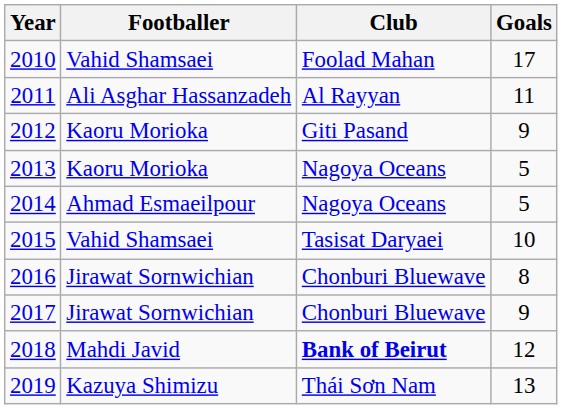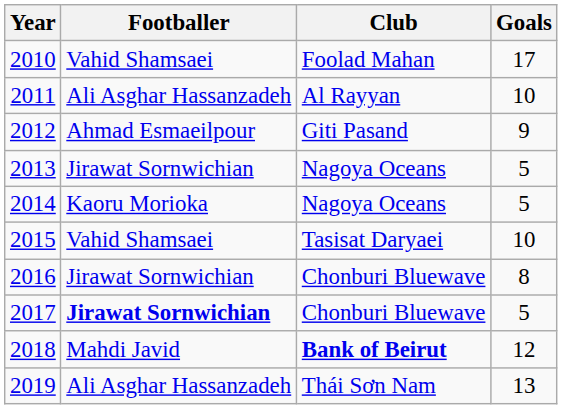(524, 95) 11 -> (524, 95) 10
(137, 131) Kaoru Morioka -> (161, 131) Ahmad Esmaeilpour
(137, 167) Kaoru Morioka -> (160, 167) Jirawat Sornwichian
(161, 204) Ahmad Esmaeilpour -> (137, 204) Kaoru Morioka
(160, 312) normal -> (168, 312) bold
(524, 312) 9 -> (524, 312) 5
(142, 385) Kazuya Shimizu -> (179, 385) Ali Asghar Hassanzadeh
